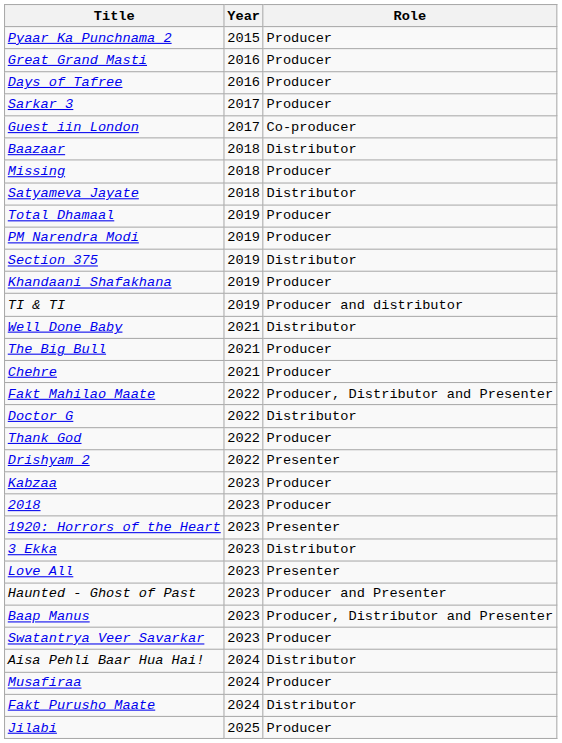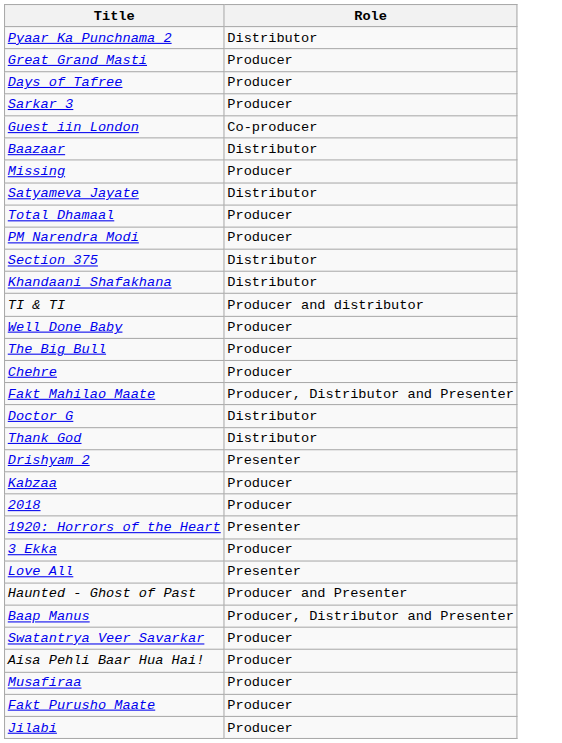- column: (244, 16)
(299, 38) Producer -> (272, 38) Distributor
(299, 283) Producer -> (272, 283) Distributor
(312, 327) Distributor -> (260, 327) Producer
(299, 438) Producer -> (272, 438) Distributor
(312, 550) Distributor -> (260, 550) Producer
(312, 661) Distributor -> (260, 661) Producer
(312, 705) Distributor -> (260, 705) Producer
